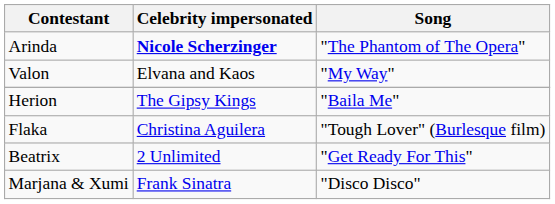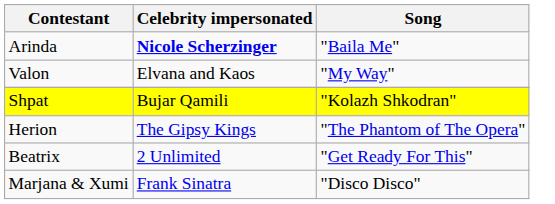(423, 45) "The Phantom of The Opera" -> (360, 45) "Baila Me"
+ row: (28, 101)
(360, 101) "Baila Me" -> (423, 128) "The Phantom of The Opera"
- row: (28, 128)
